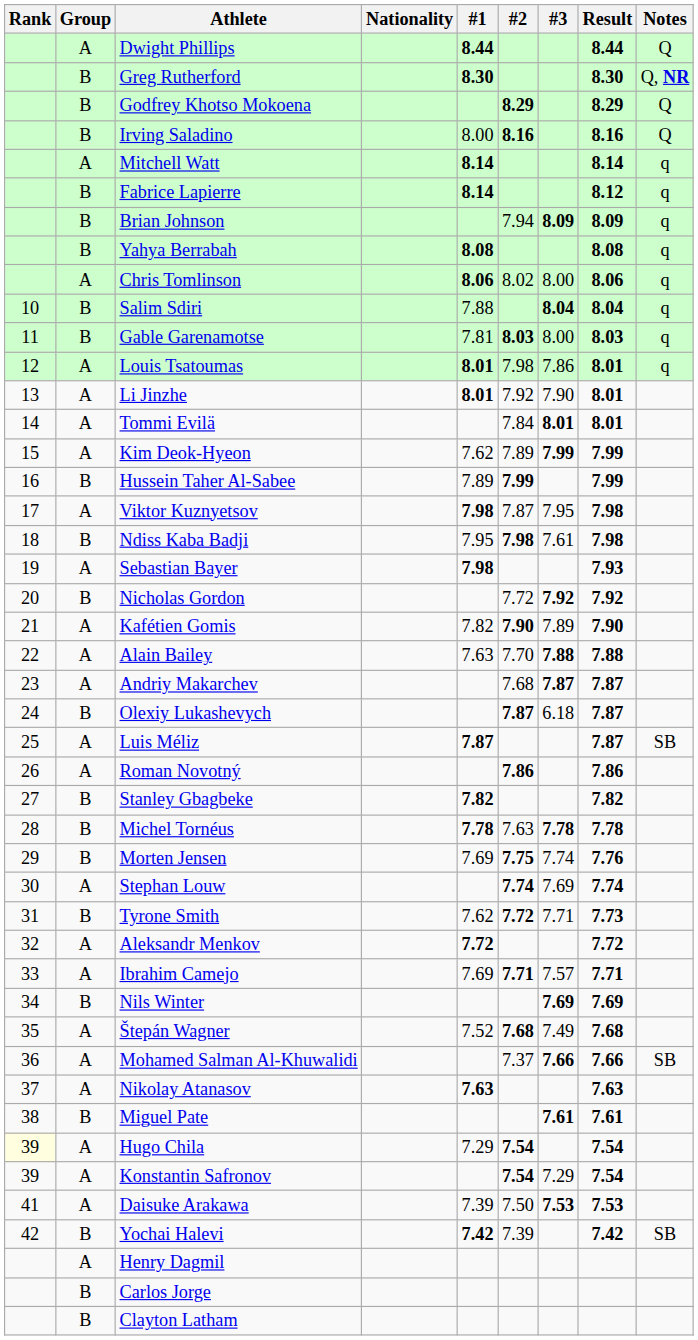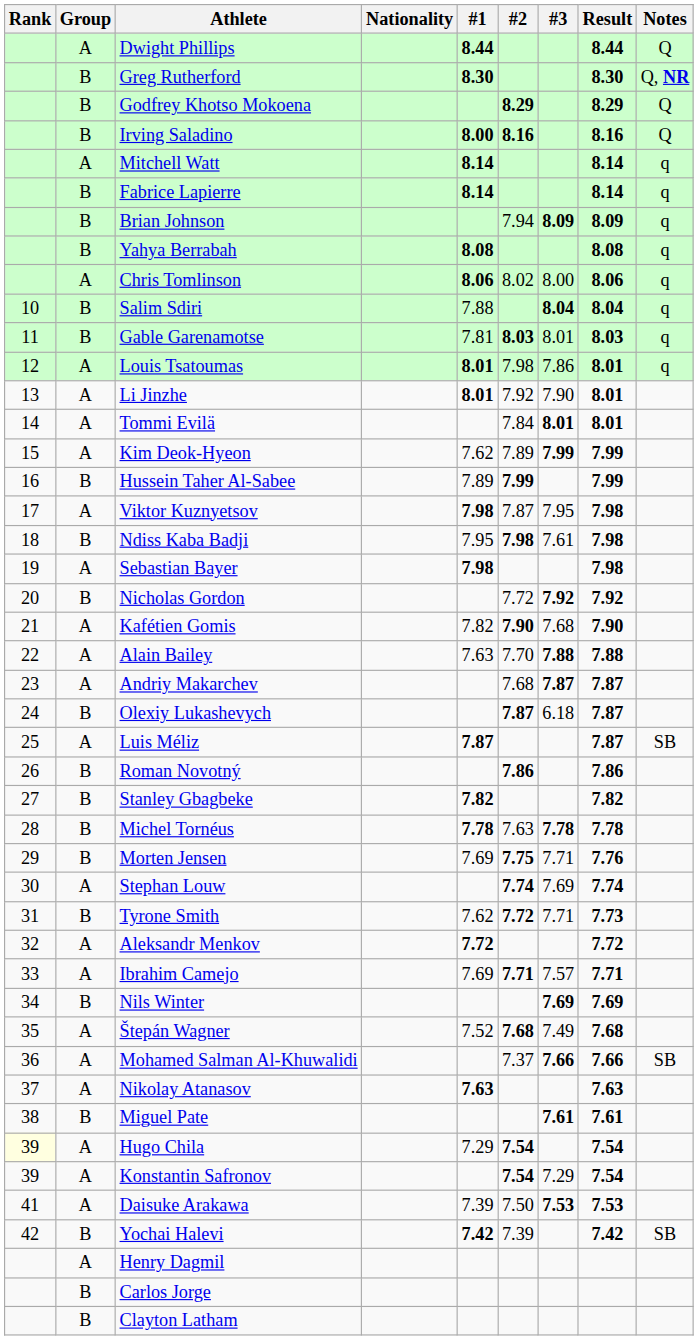(478, 134) normal -> (478, 134) bold
(607, 192) 8.12 -> (607, 192) 8.14
(558, 337) 8.00 -> (558, 337) 8.01
(607, 568) 7.93 -> (607, 568) 7.98
(558, 626) 7.89 -> (558, 626) 7.68
(85, 771) A -> (85, 771) B
(558, 857) 7.74 -> (558, 857) 7.71
